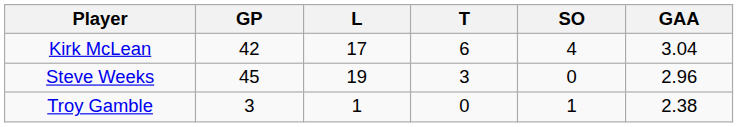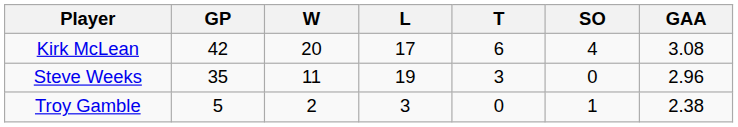+ column: (312, 19)
(679, 48) 3.04 -> (686, 48) 3.08
(249, 77) 45 -> (218, 77) 35
(249, 106) 3 -> (218, 106) 5
(357, 106) 1 -> (405, 106) 3
